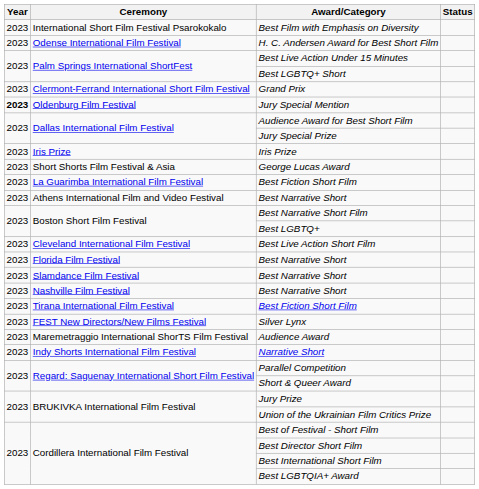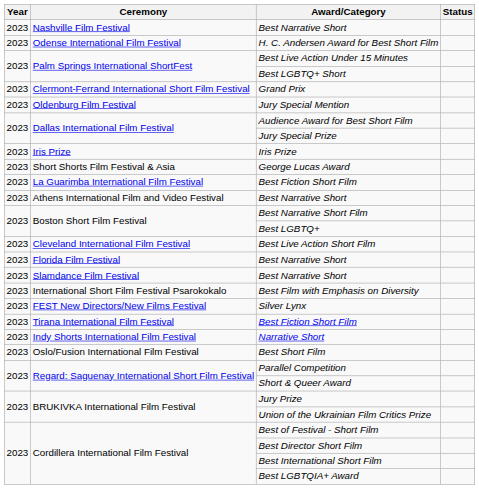rows swapped: (81, 290) <-> (130, 27)
(17, 105) bold -> (17, 105) normal
rows swapped: (103, 306) <-> (119, 321)
- row: (140, 337)
+ row: (116, 352)
